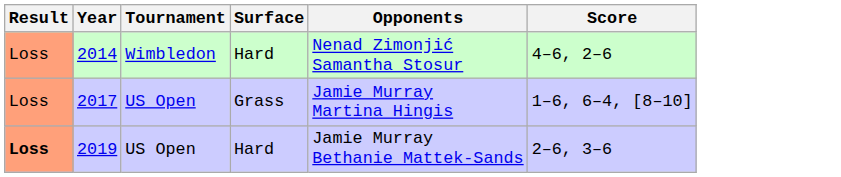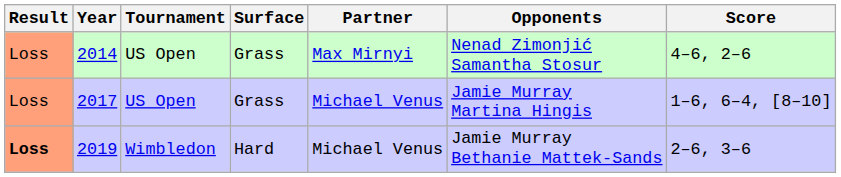+ column: (378, 18)
(171, 55) Wimbledon -> (160, 55) US Open
(254, 55) Hard -> (259, 55) Grass
(160, 149) US Open -> (171, 149) Wimbledon
